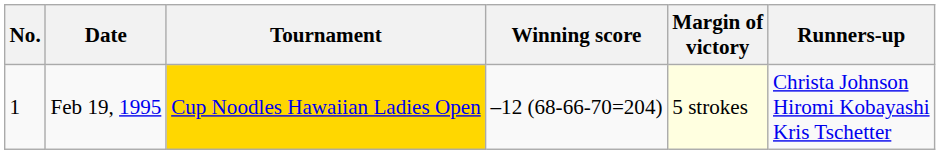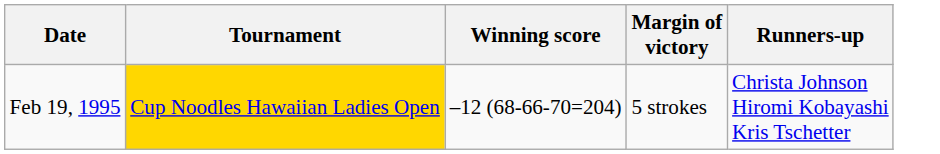- column: (25, 34)
(710, 106) lightyellow background -> (669, 106) no background
